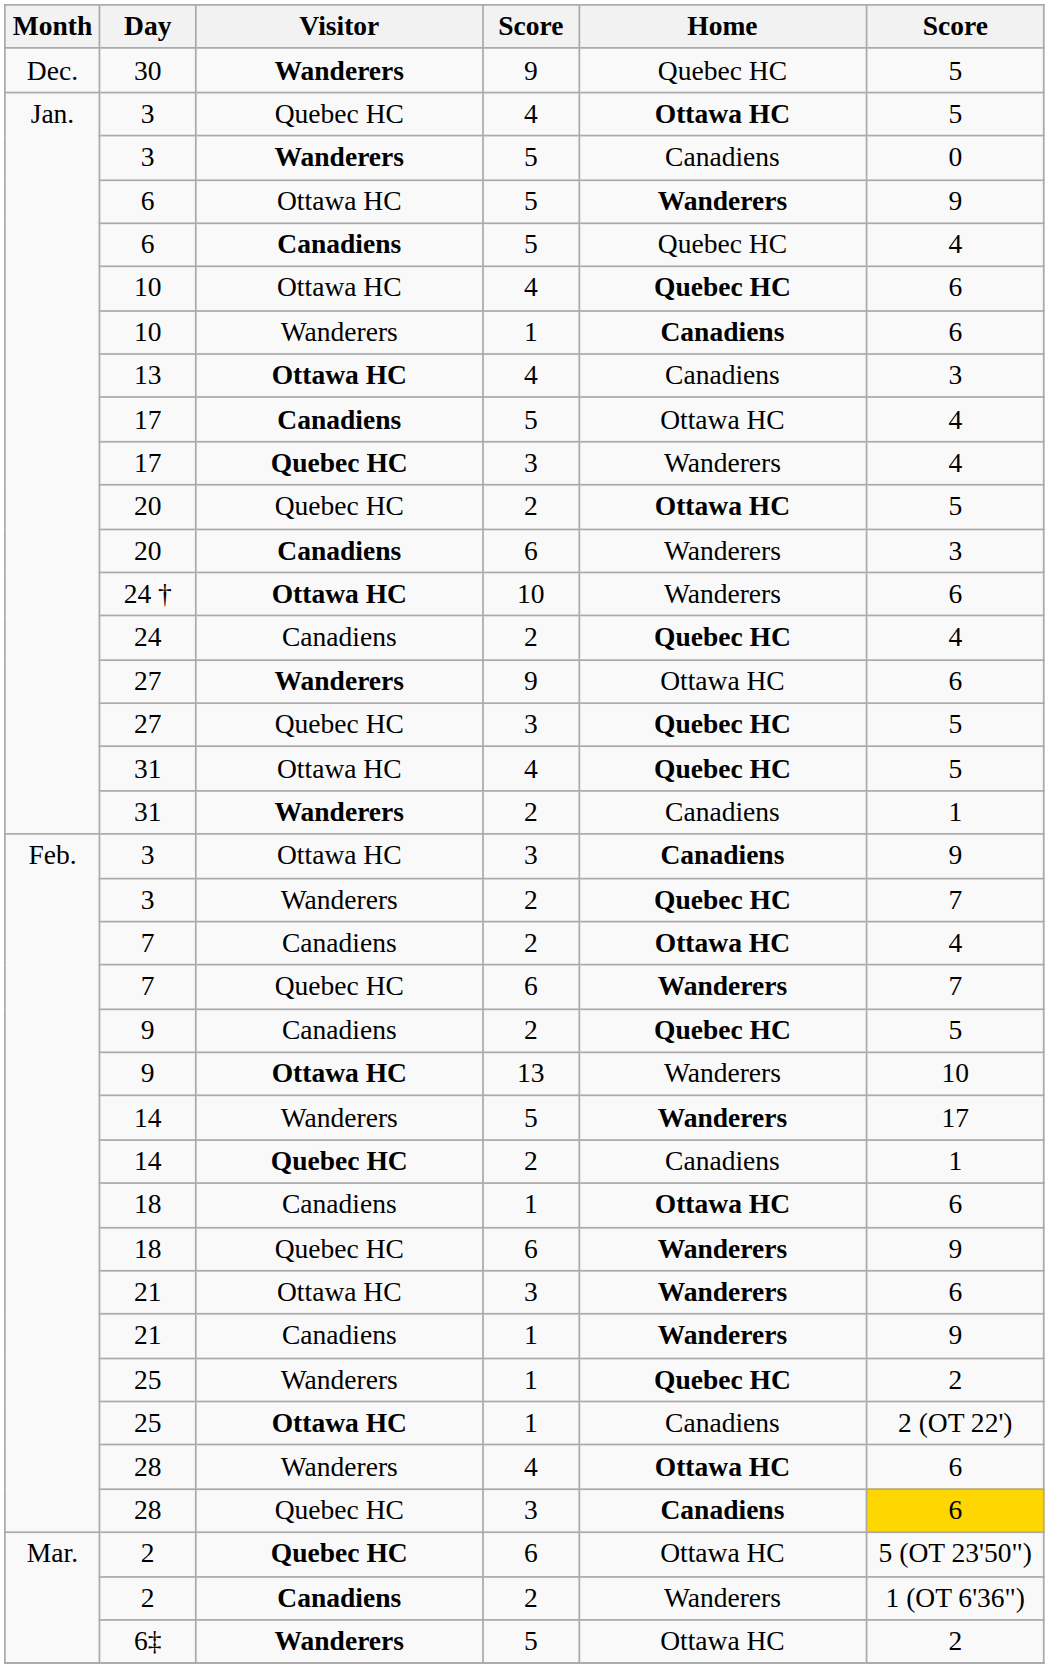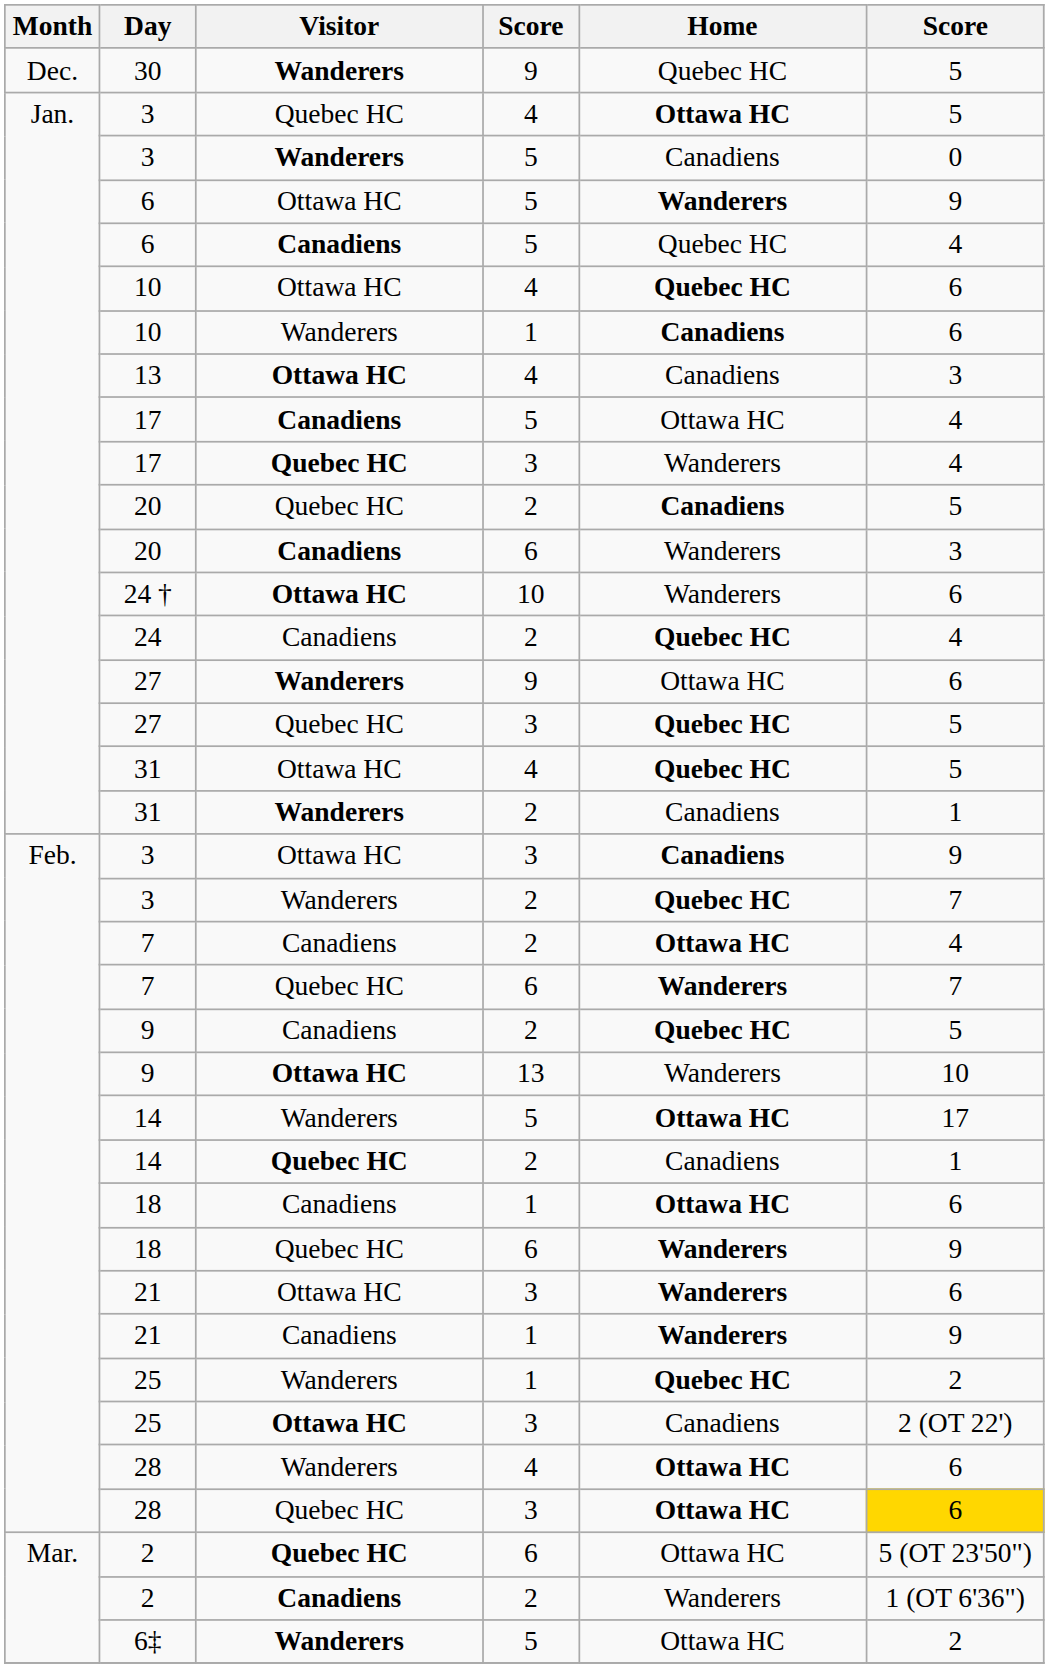(722, 506) Ottawa HC -> (722, 506) Canadiens
(722, 1117) Wanderers -> (722, 1117) Ottawa HC
(531, 1422) 1 -> (531, 1422) 3
(722, 1510) Canadiens -> (722, 1510) Ottawa HC
